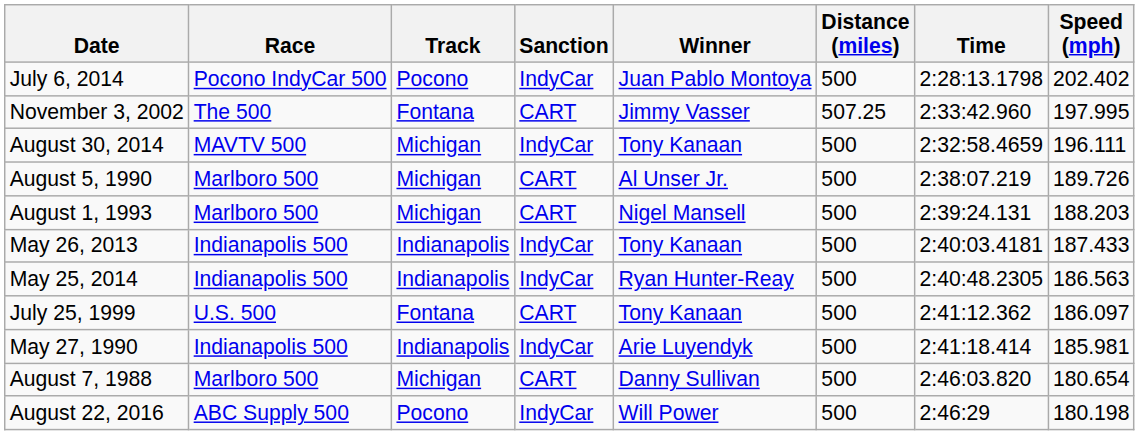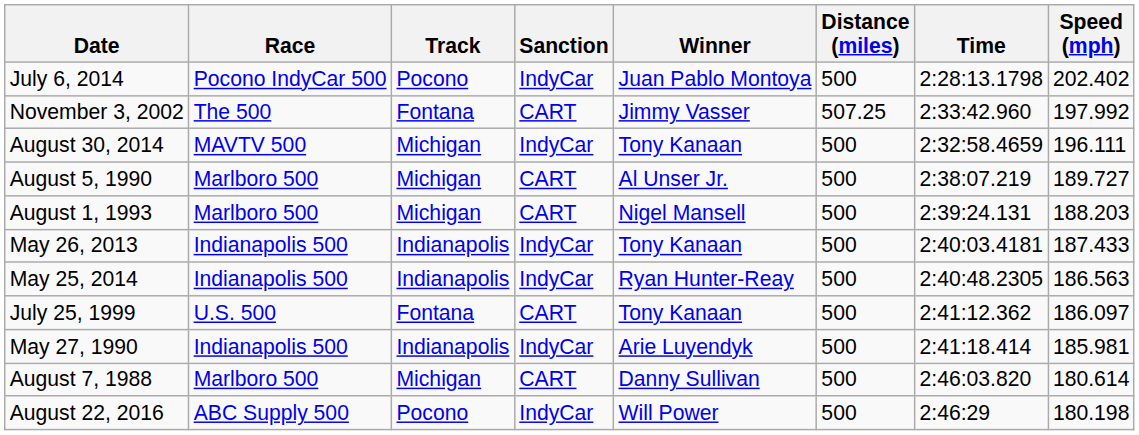(1091, 112) 197.995 -> (1091, 112) 197.992
(1091, 179) 189.726 -> (1091, 179) 189.727
(1091, 380) 180.654 -> (1091, 380) 180.614
